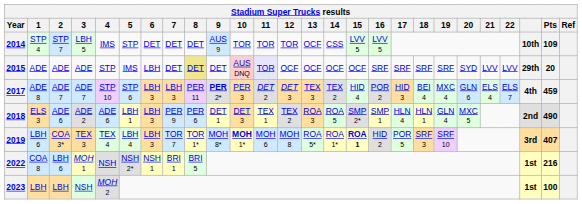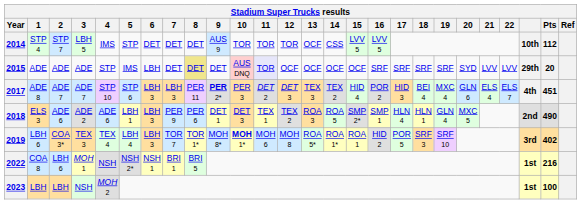(550, 44) 109 -> (550, 44) 112
(550, 92) 459 -> (550, 92) 451
(357, 139) bold -> (357, 139) normal
(550, 139) 407 -> (550, 139) 402
